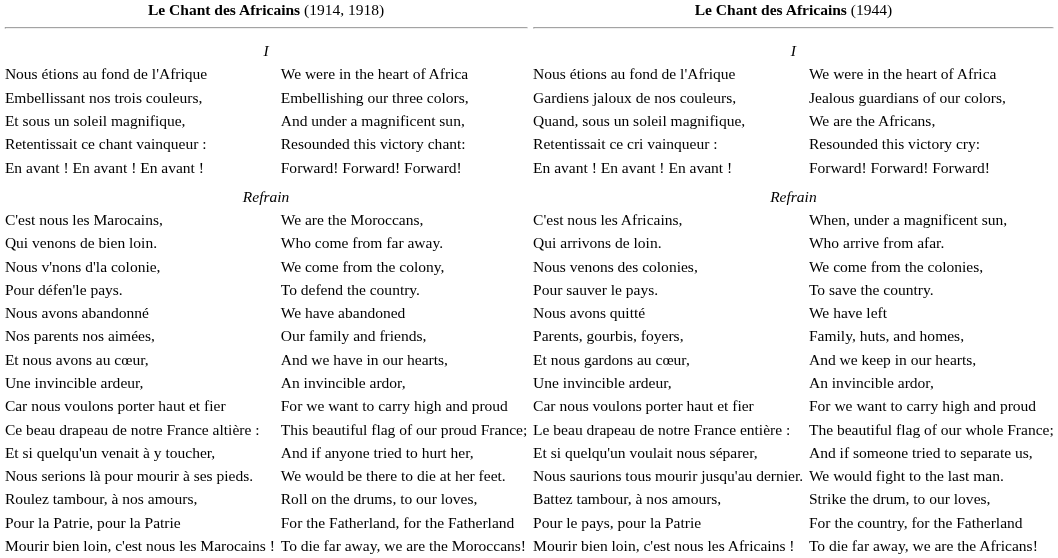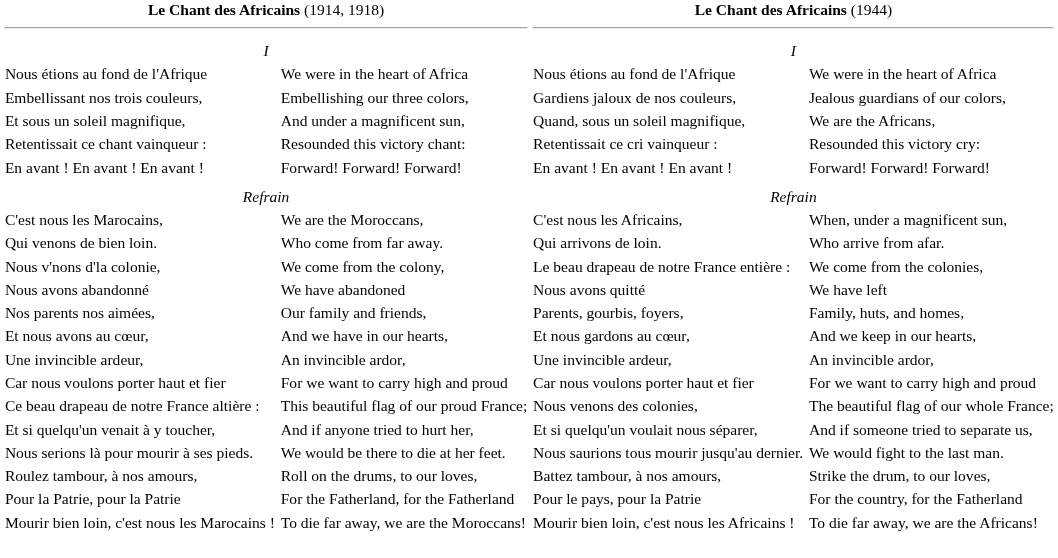(615, 266) Nous venons des colonies, -> (662, 266) Le beau drapeau de notre France entière :
- row: (64, 289)
(662, 429) Le beau drapeau de notre France entière : -> (615, 406) Nous venons des colonies,
